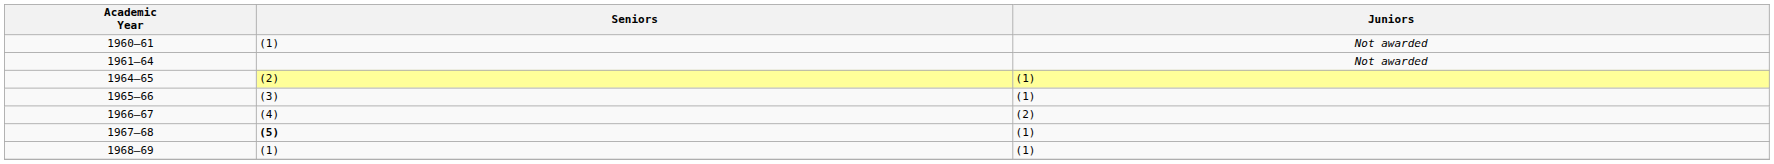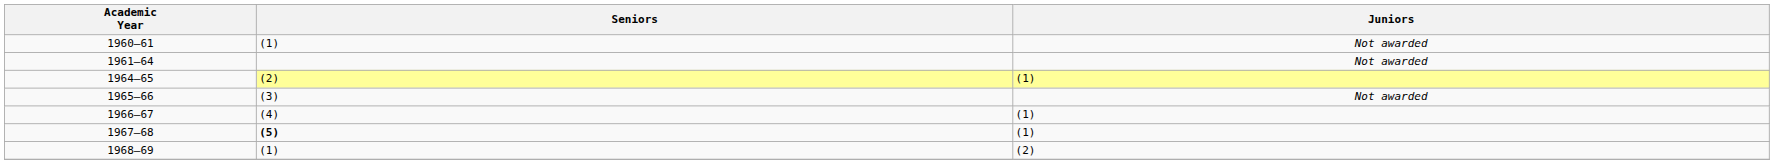(1025, 97) (1) -> (1391, 97) Not awarded
(1025, 115) (2) -> (1025, 115) (1)
(1025, 150) (1) -> (1025, 150) (2)
